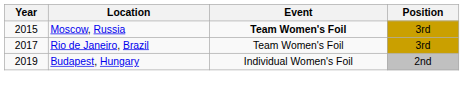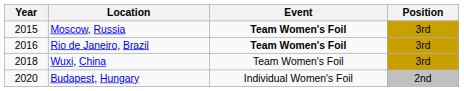(26, 46) 2017 -> (26, 46) 2016
(298, 46) normal -> (298, 46) bold
+ row: (78, 62)
(26, 62) 2019 -> (26, 78) 2020
